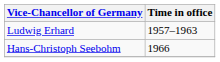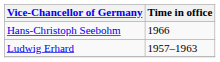rows swapped: (40, 30) <-> (64, 48)
